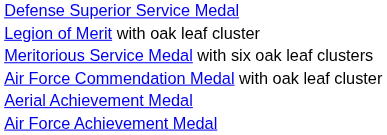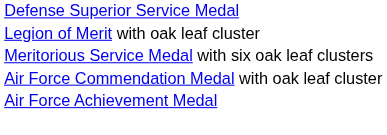- row: (98, 100)
